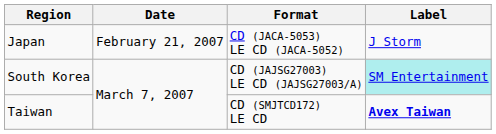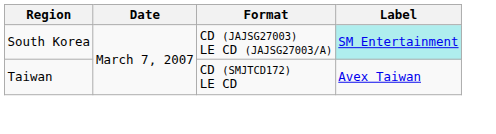- row: (26, 42)
(410, 112) bold -> (380, 77) normal
